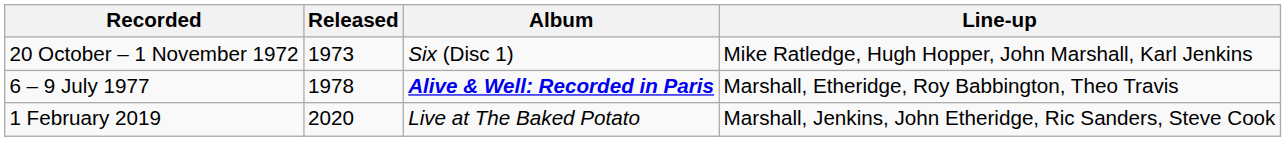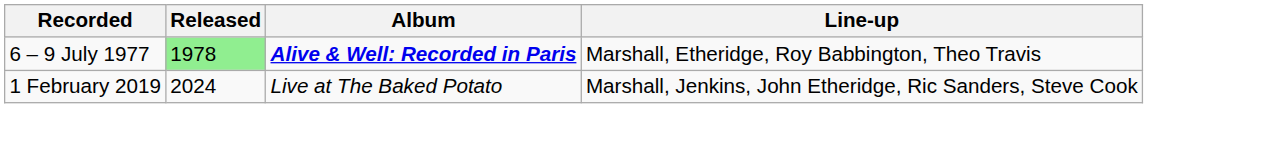- row: (154, 53)
(331, 86) no background -> (193, 53) lightgreen background
(331, 119) 2020 -> (193, 86) 2024
